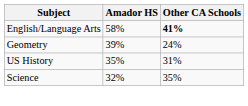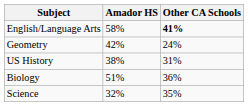(115, 45) 39% -> (115, 45) 42%
(115, 61) 35% -> (115, 61) 38%
+ row: (23, 77)
